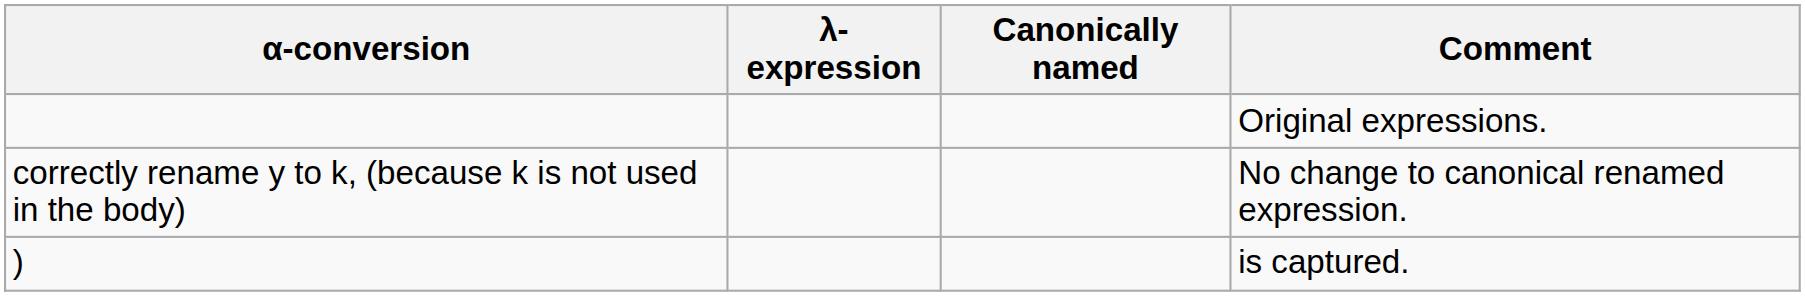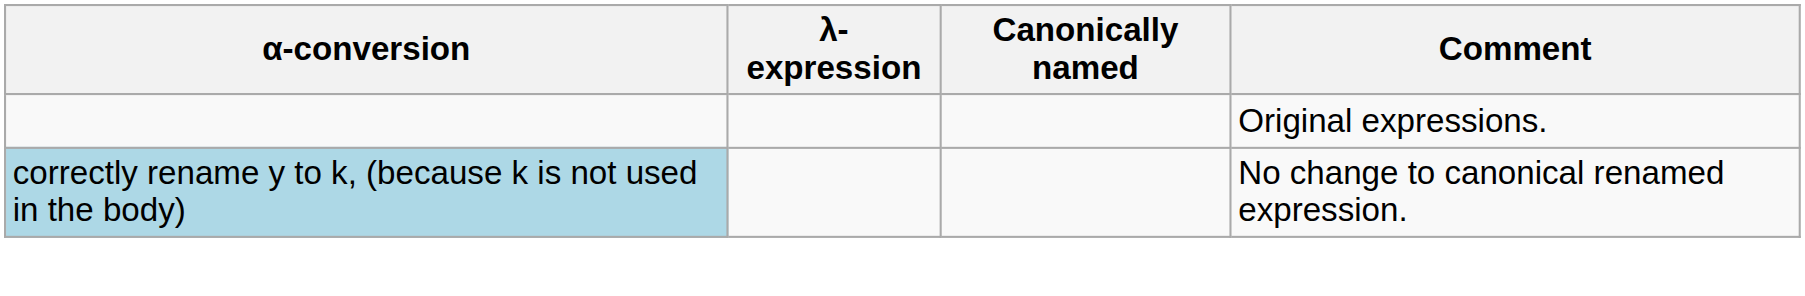(355, 191) no background -> (355, 191) lightblue background
- row: (1324, 262)
